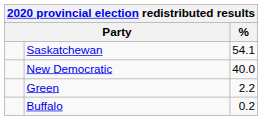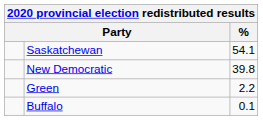(244, 69) 40.0 -> (244, 69) 39.8
(247, 106) 0.2 -> (247, 106) 0.1
